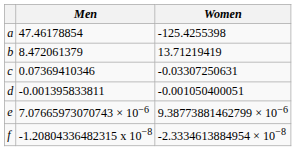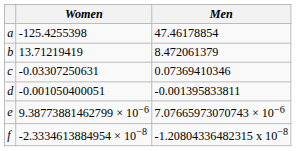columns swapped: (86, 14) <-> (223, 14)
